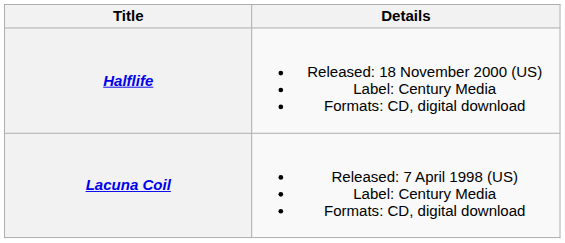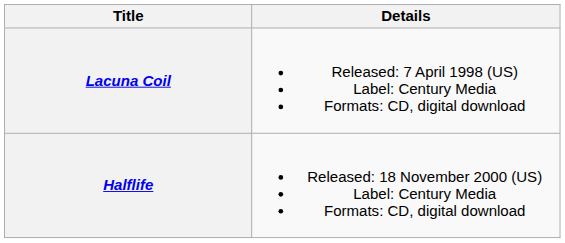rows swapped: (128, 185) <-> (128, 80)
